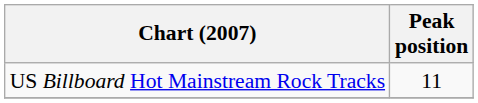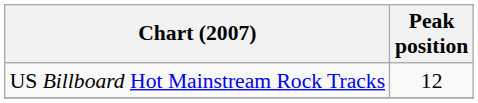(432, 80) 11 -> (432, 80) 12
